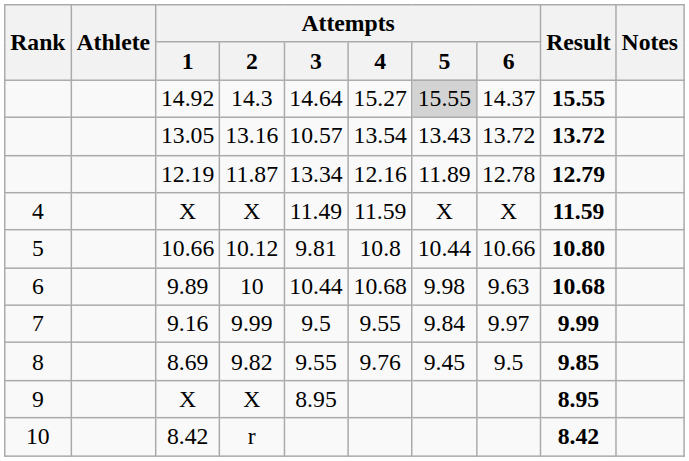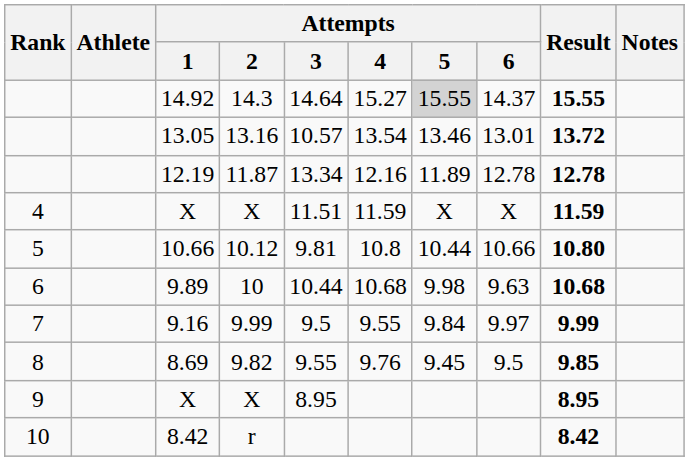(444, 135) 13.43 -> (444, 135) 13.46
(509, 135) 13.72 -> (509, 135) 13.01
(578, 173) 12.79 -> (578, 173) 12.78
(316, 211) 11.49 -> (316, 211) 11.51
